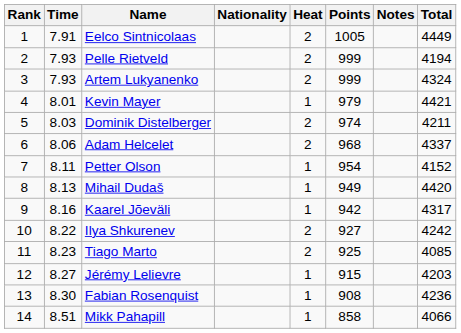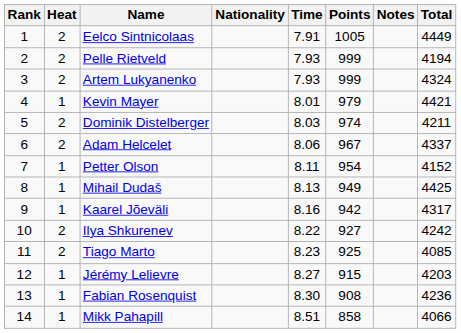columns swapped: (308, 15) <-> (63, 15)
(350, 144) 968 -> (350, 144) 967
(437, 187) 4420 -> (437, 187) 4425
